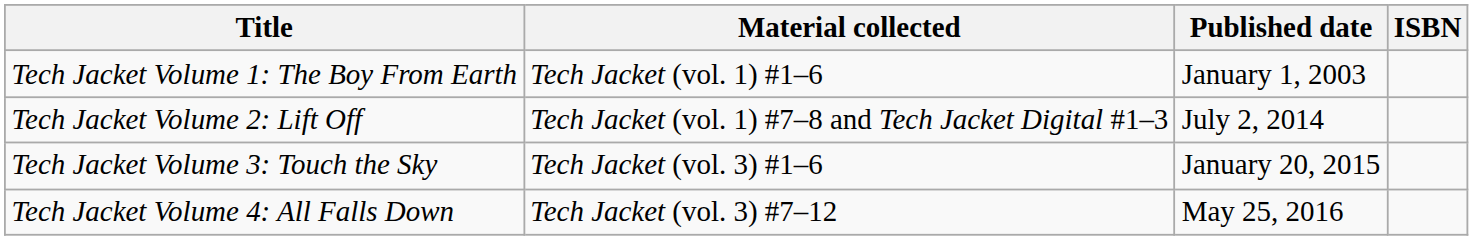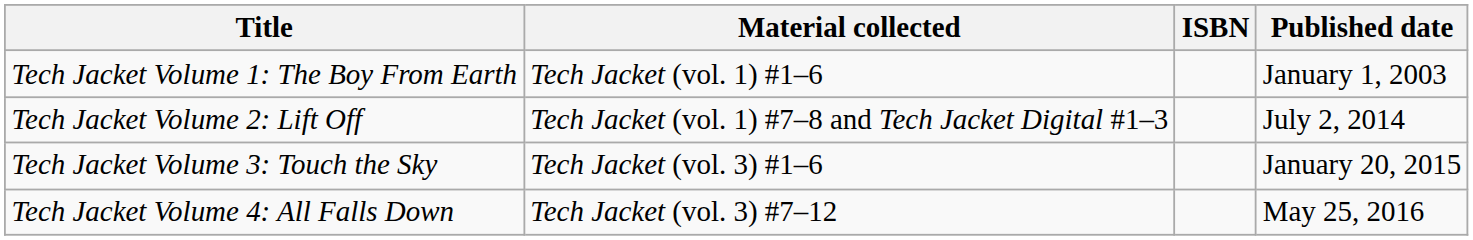columns swapped: (1281, 27) <-> (1428, 27)
